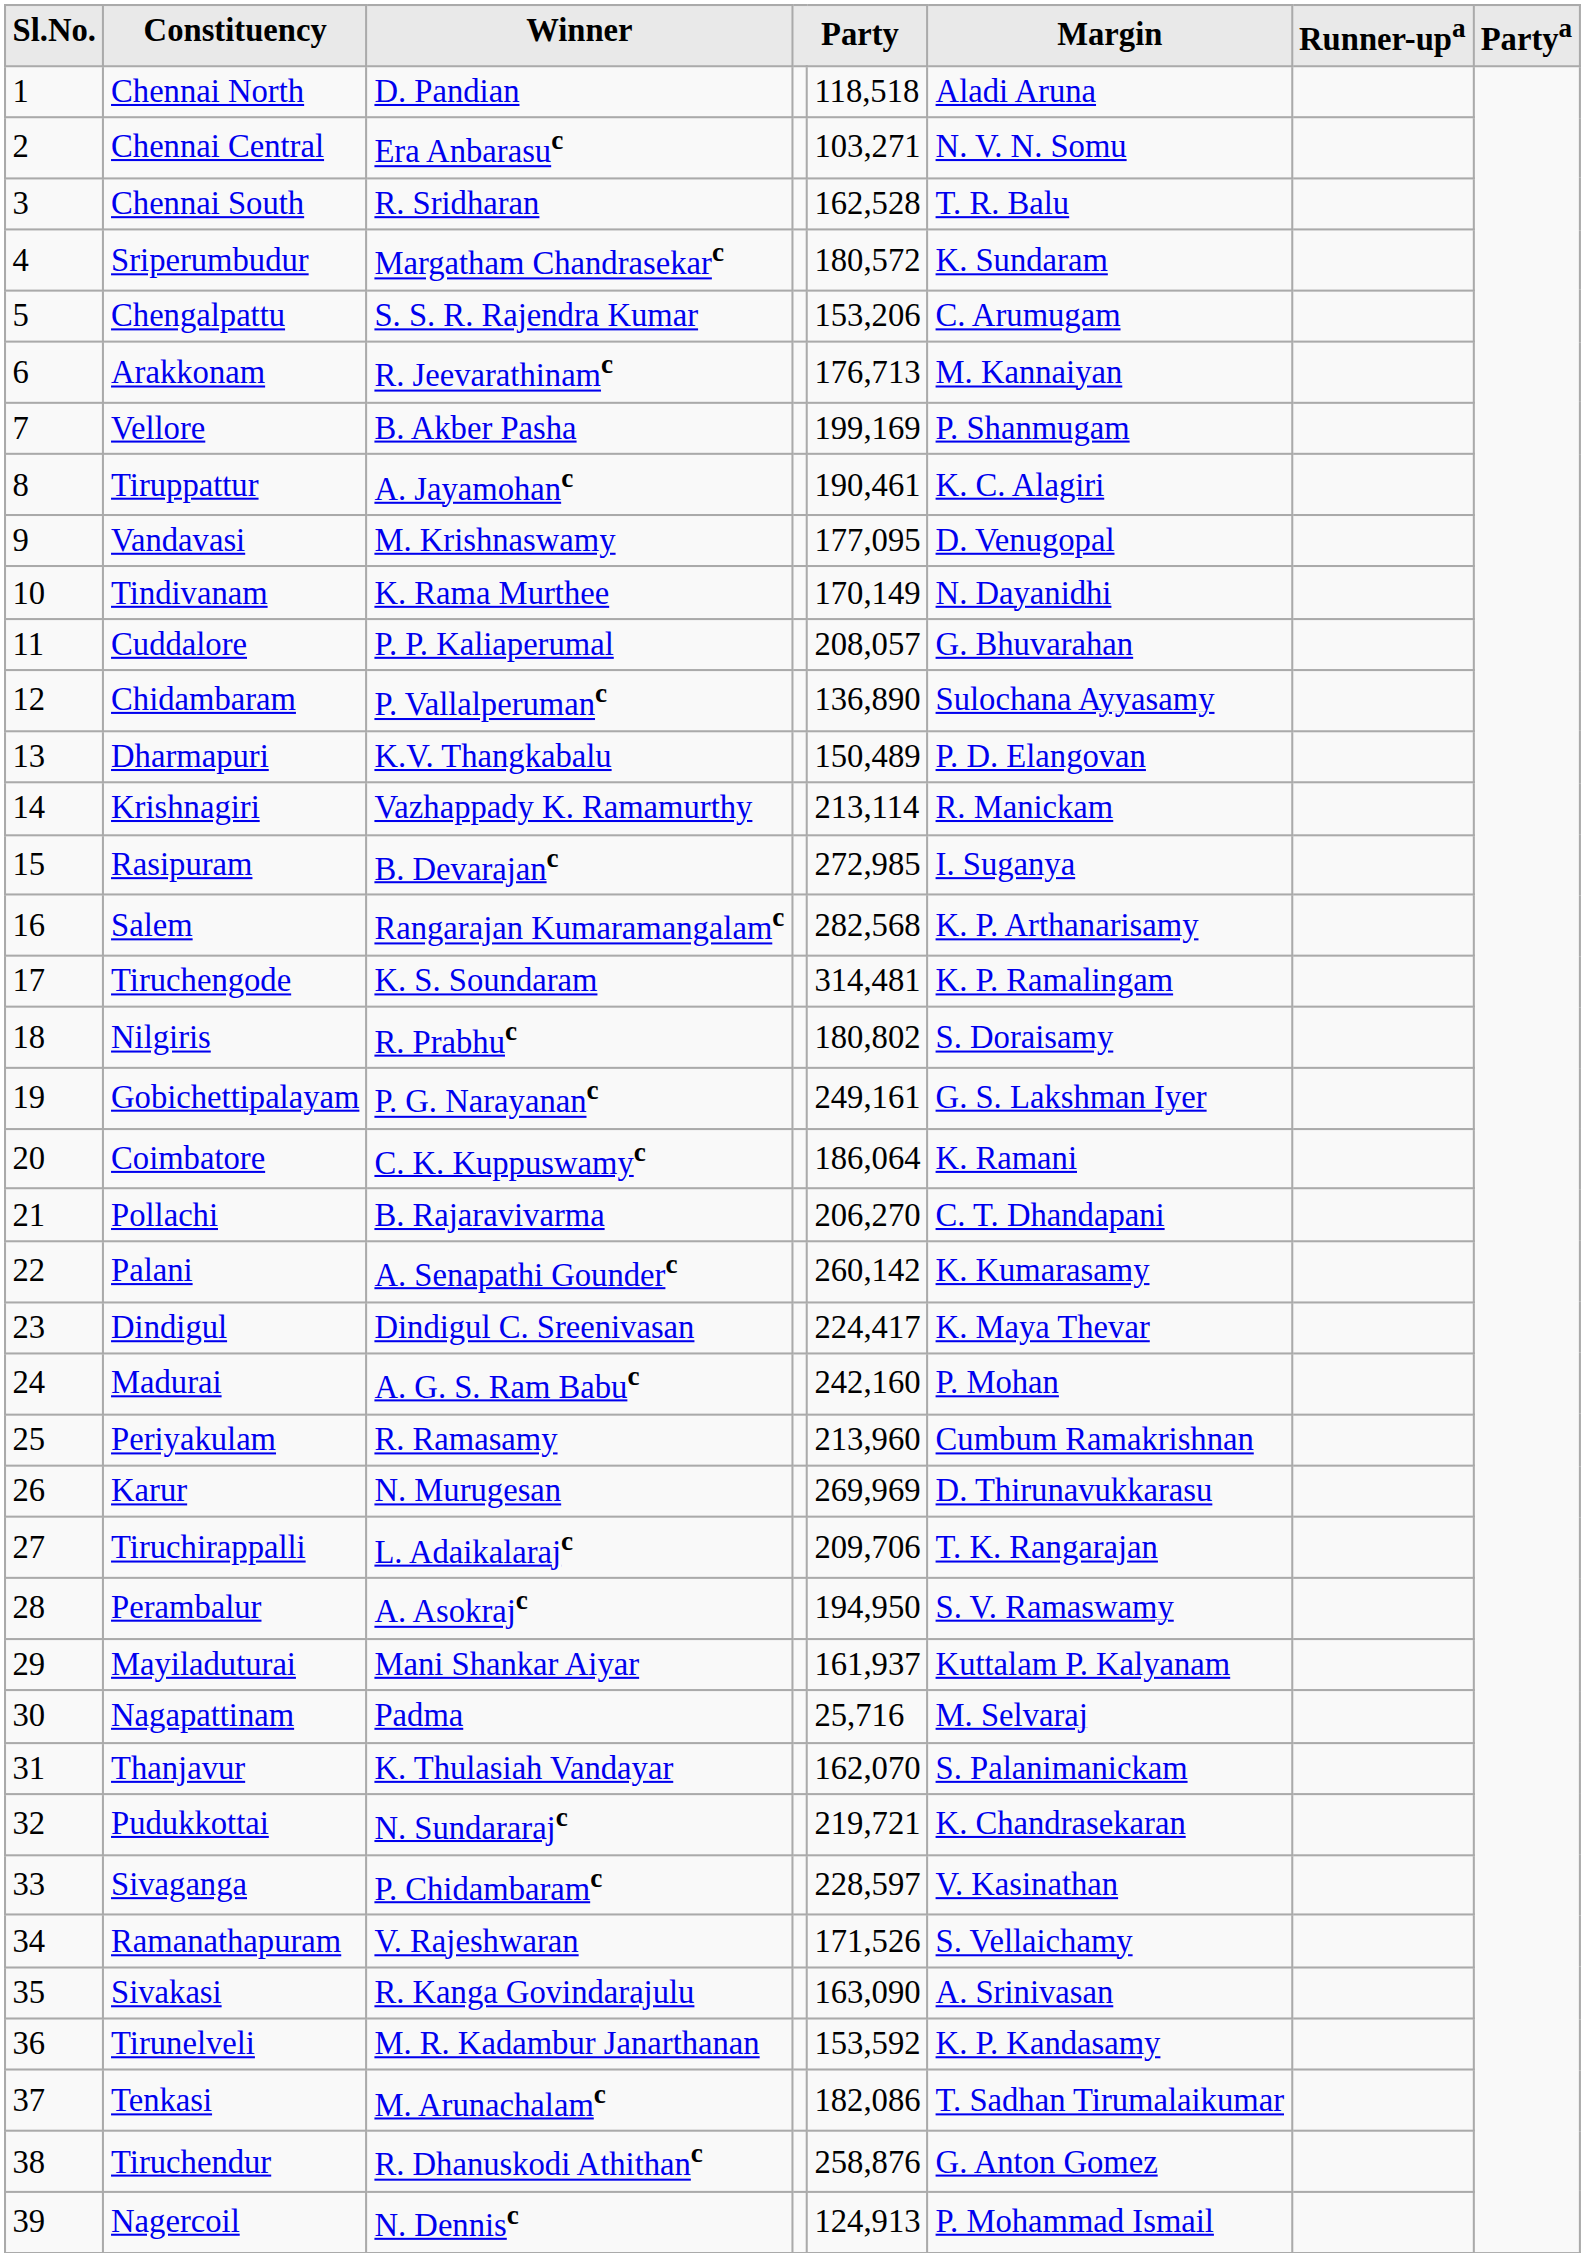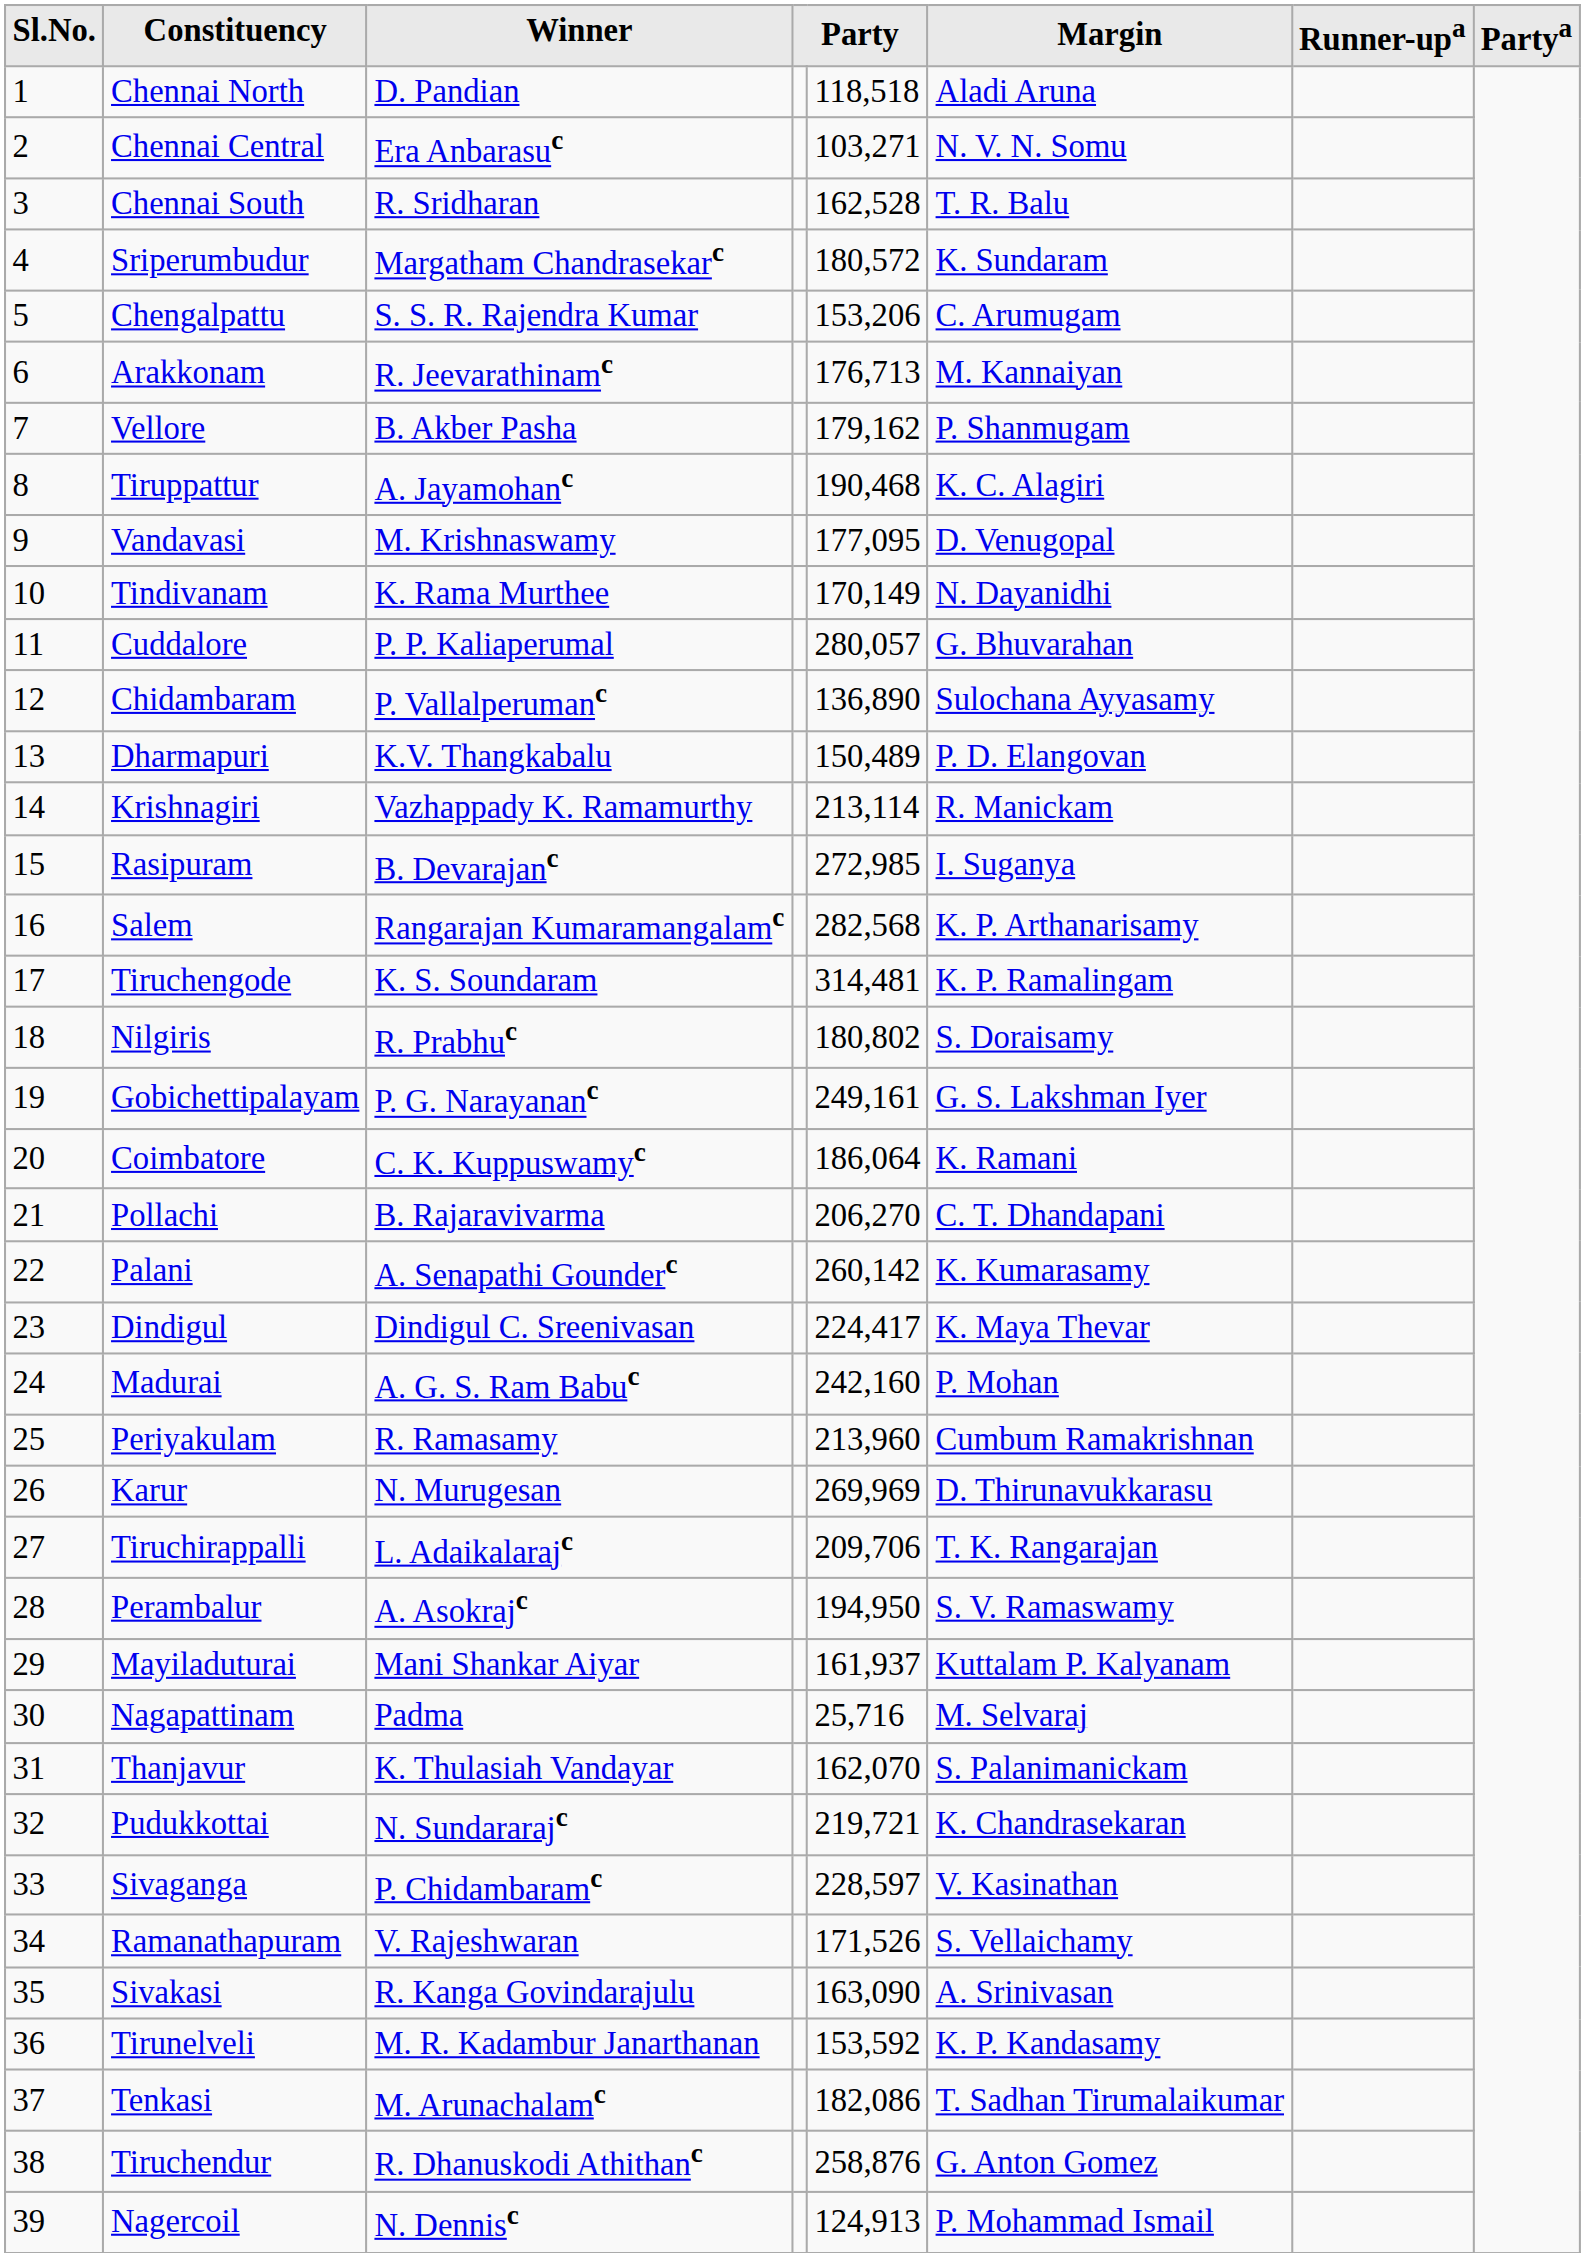(867, 428) 199,169 -> (867, 428) 179,162
(867, 484) 190,461 -> (867, 484) 190,468
(867, 643) 208,057 -> (867, 643) 280,057
